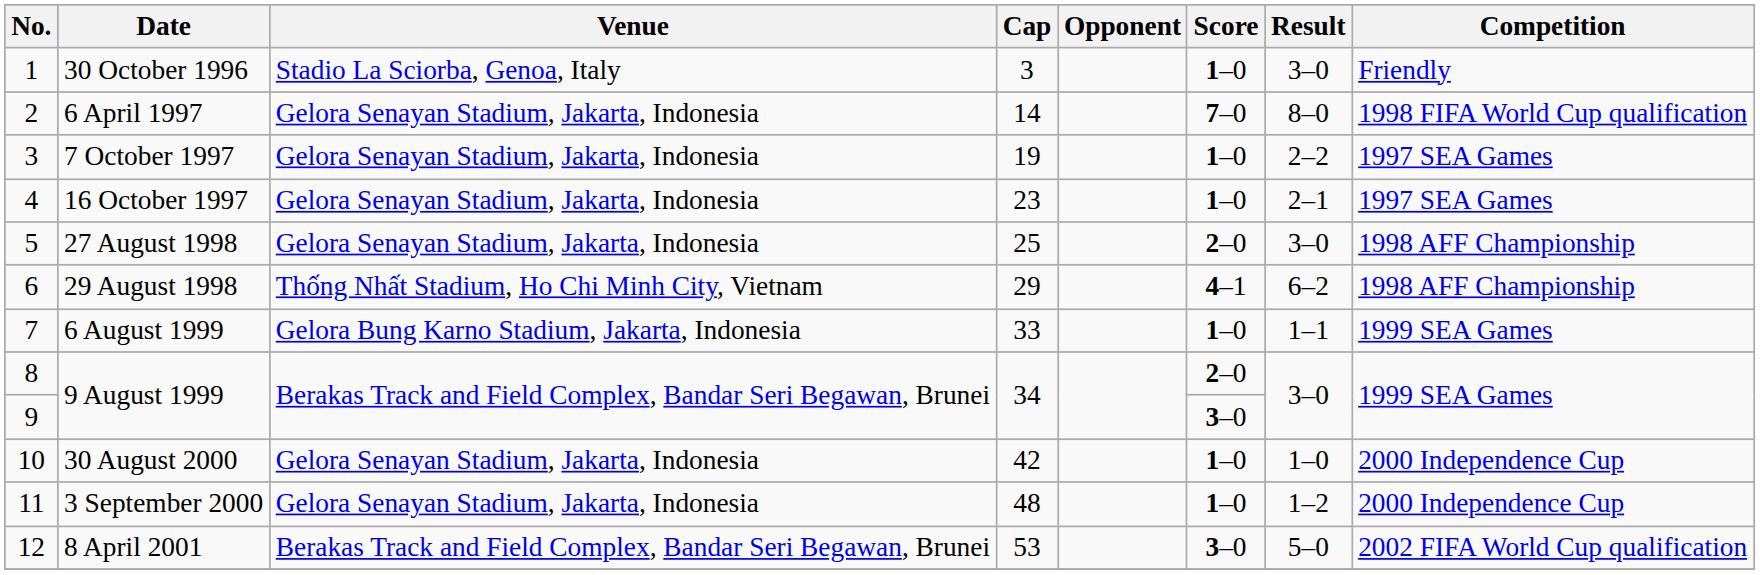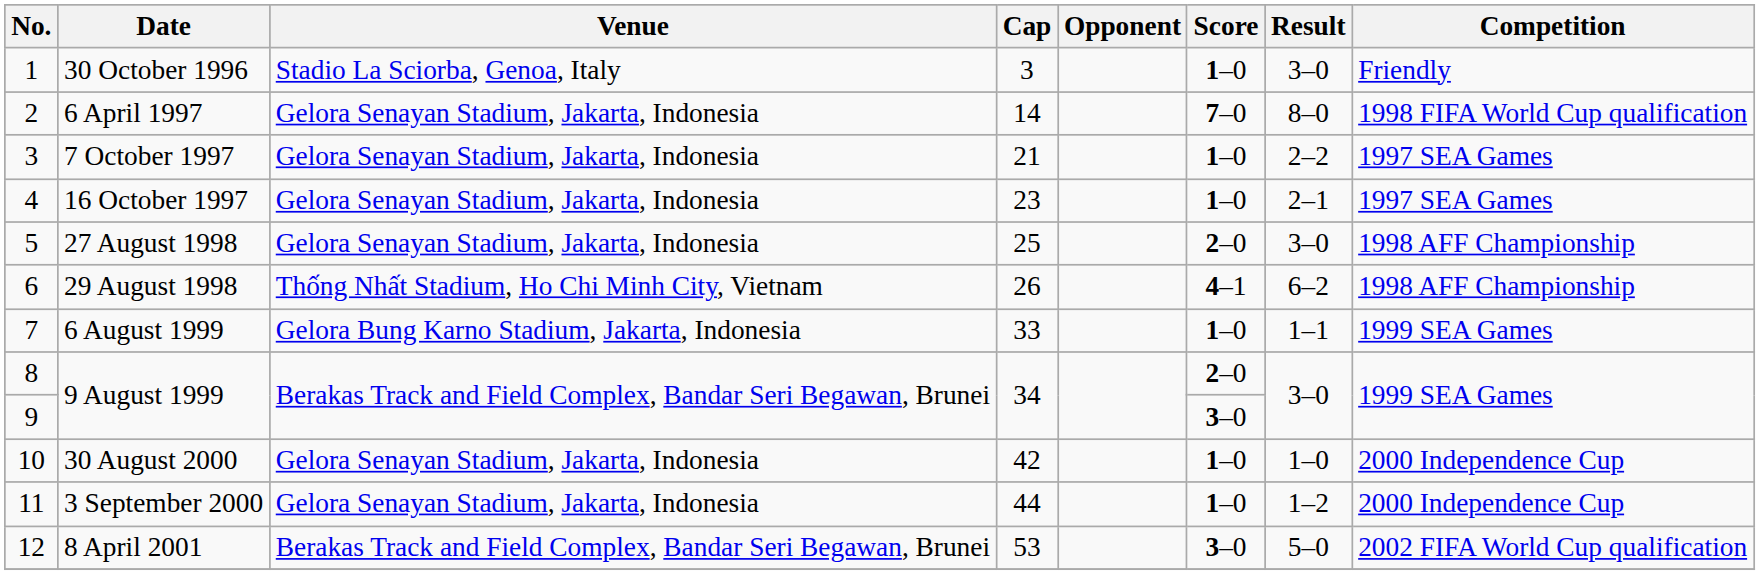(1027, 156) 19 -> (1027, 156) 21
(1027, 286) 29 -> (1027, 286) 26
(1027, 503) 48 -> (1027, 503) 44
